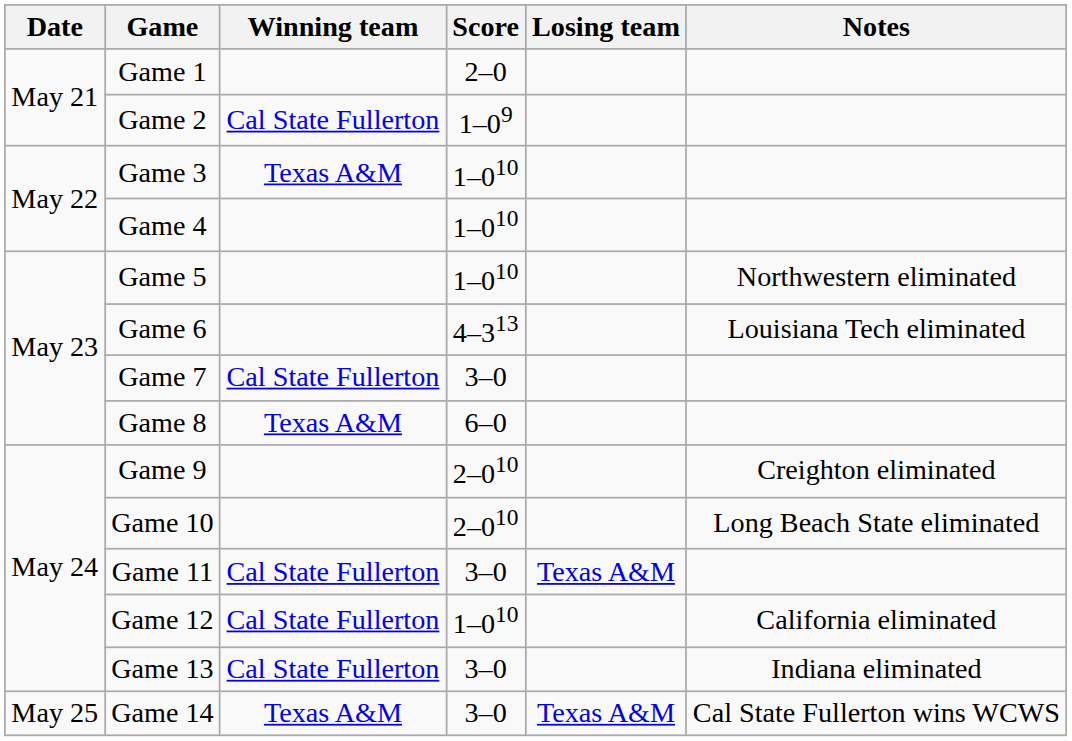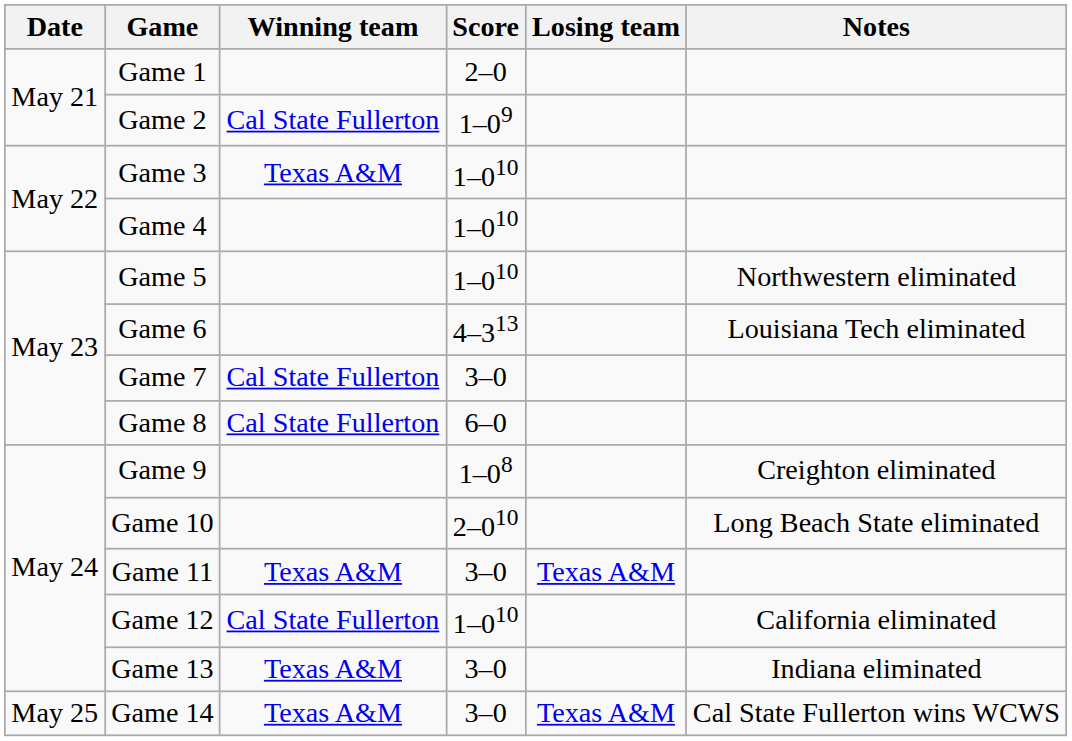(333, 422) Texas A&M -> (333, 422) Cal State Fullerton
(486, 470) 2–010 -> (486, 470) 1–08
(333, 571) Cal State Fullerton -> (333, 571) Texas A&M
(333, 668) Cal State Fullerton -> (333, 668) Texas A&M
